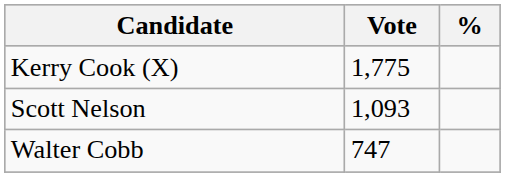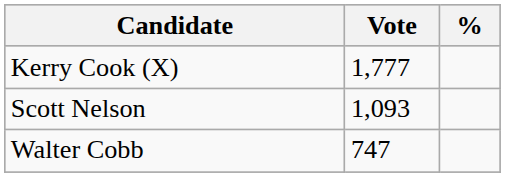(380, 66) 1,775 -> (380, 66) 1,777
